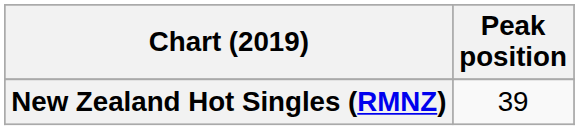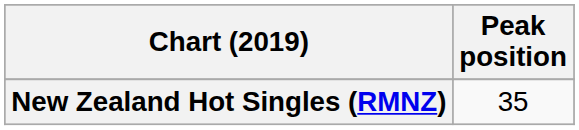(513, 101) 39 -> (513, 101) 35
